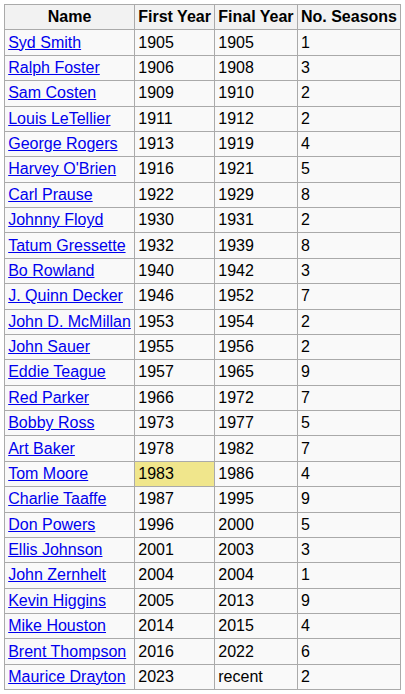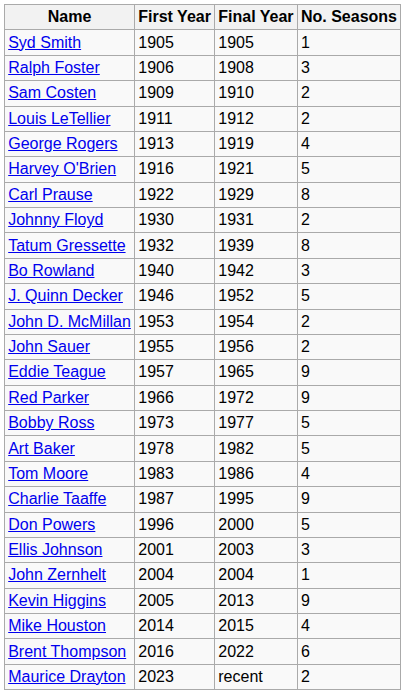(305, 296) 7 -> (305, 296) 5
(305, 397) 7 -> (305, 397) 9
(305, 448) 7 -> (305, 448) 5
(156, 473) khaki background -> (156, 473) no background
